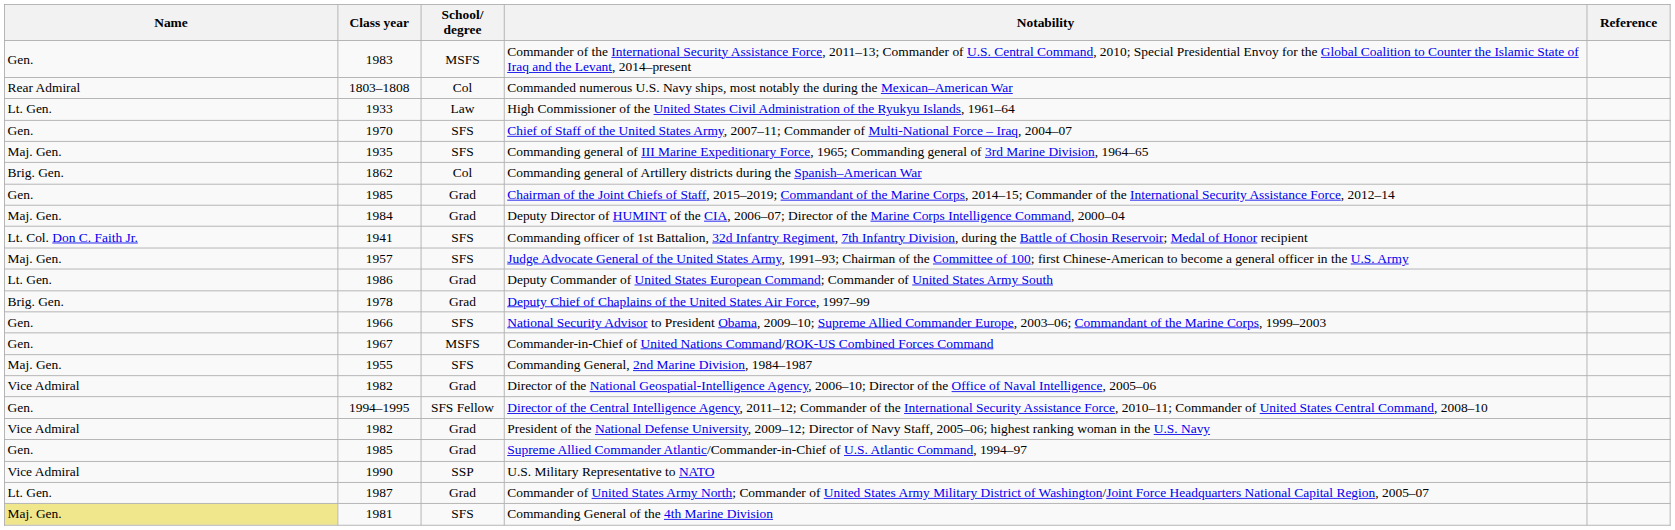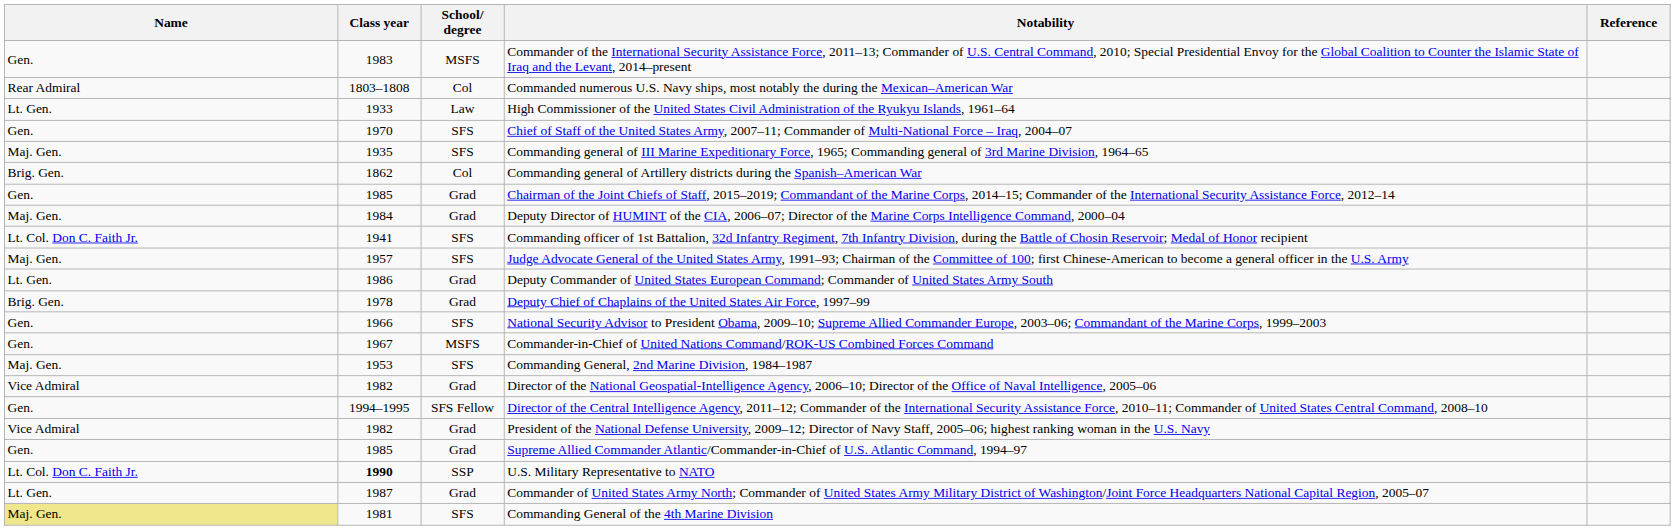(379, 365) 1955 -> (379, 365) 1953
(44, 471) Vice Admiral -> (73, 471) Lt. Col. Don C. Faith Jr.
(379, 471) normal -> (379, 471) bold
